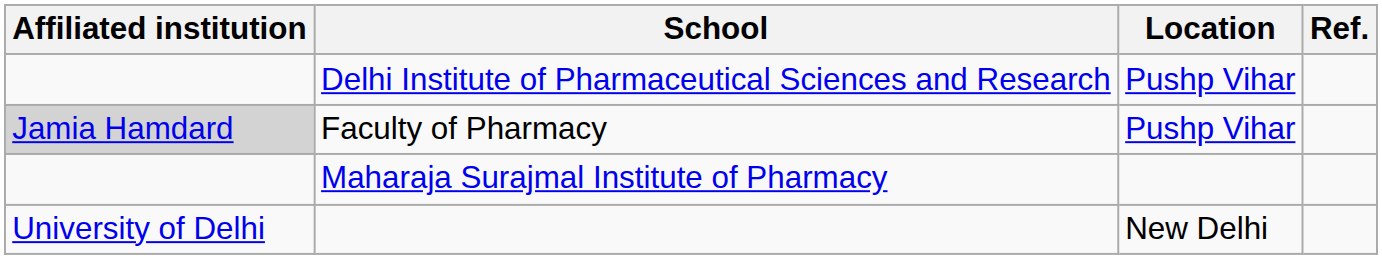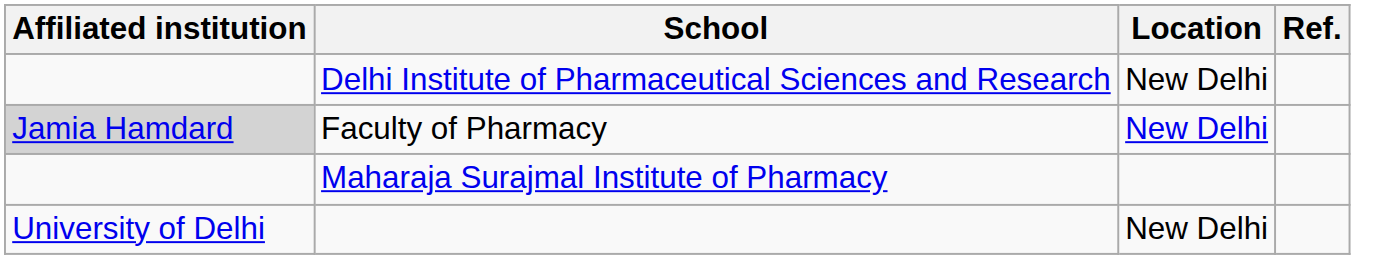(1210, 79) Pushp Vihar -> (1197, 79) New Delhi
(1210, 128) Pushp Vihar -> (1197, 128) New Delhi
